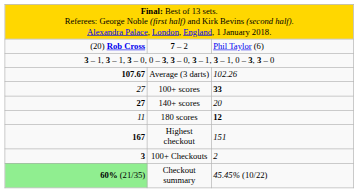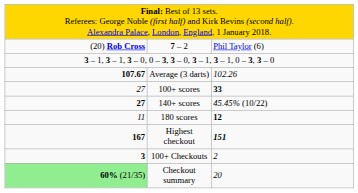(218, 103) 20 -> (240, 103) 45.45% (10/22)
(220, 137) normal -> (220, 137) bold
(240, 175) 45.45% (10/22) -> (218, 175) 20
